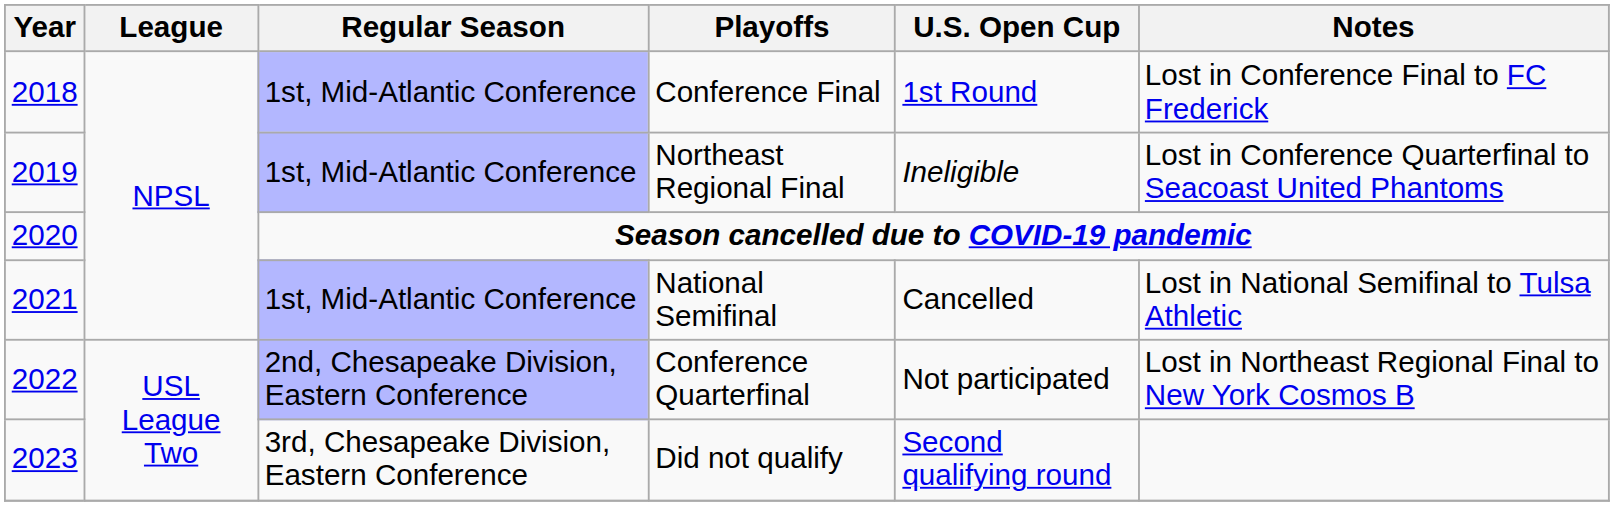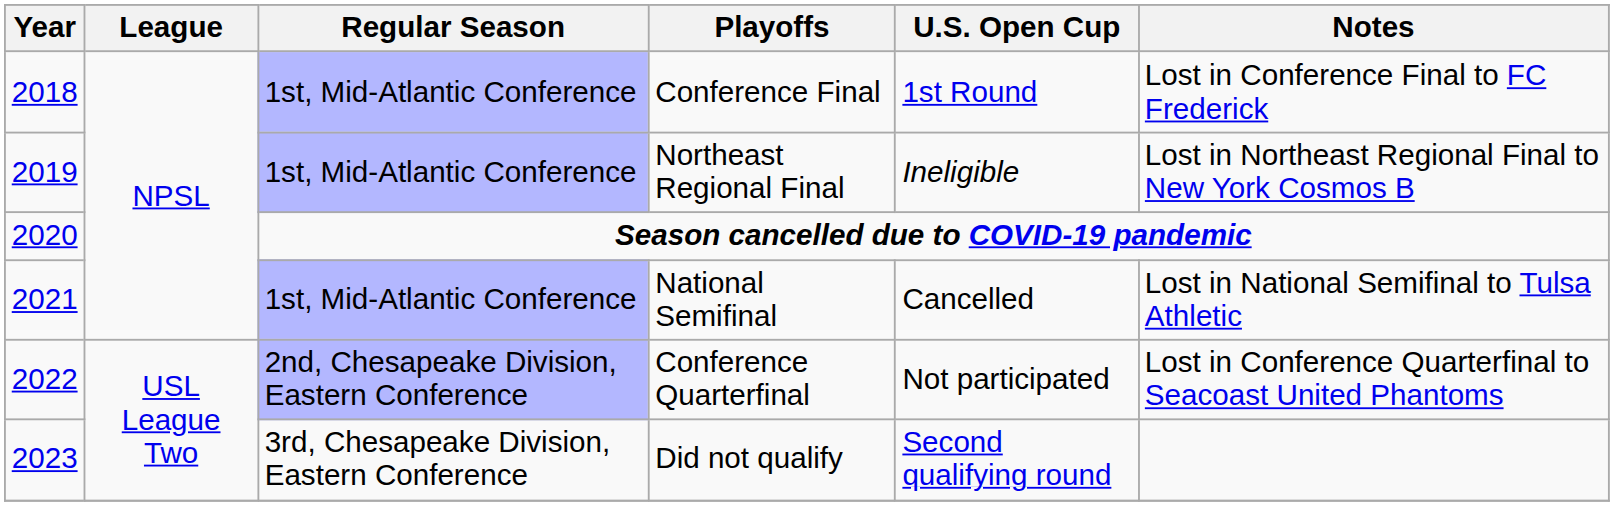(1367, 171) Lost in Conference Quarterfinal to Seacoast United Phantoms -> (1372, 171) Lost in Northeast Regional Final to New York Cosmos B
(1372, 379) Lost in Northeast Regional Final to New York Cosmos B -> (1367, 379) Lost in Conference Quarterfinal to Seacoast United Phantoms
